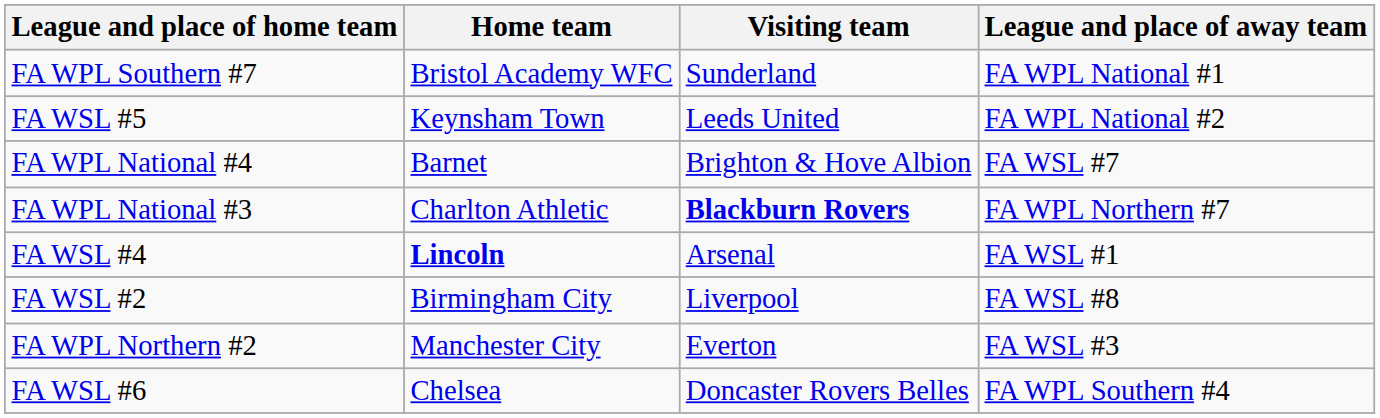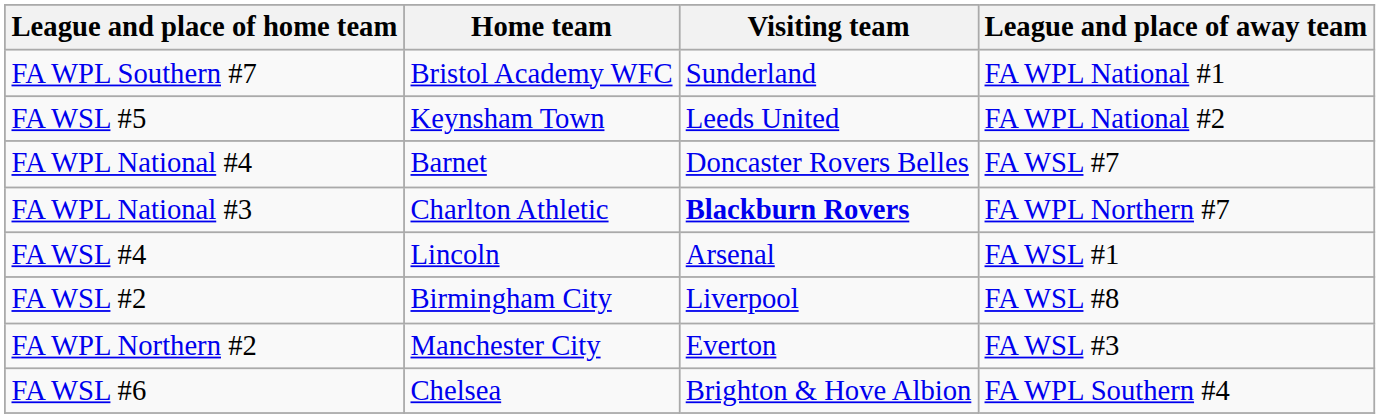(829, 163) Brighton & Hove Albion -> (827, 163) Doncaster Rovers Belles
(457, 254) bold -> (455, 254) normal
(827, 390) Doncaster Rovers Belles -> (829, 390) Brighton & Hove Albion
